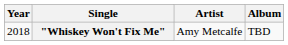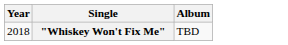- column: (209, 13)
